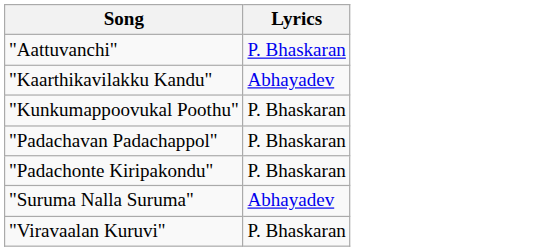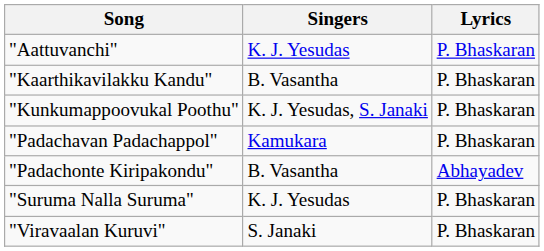+ column: (338, 19)
(291, 79) Abhayadev -> (486, 79) P. Bhaskaran
(297, 170) P. Bhaskaran -> (480, 170) Abhayadev
(291, 200) Abhayadev -> (486, 200) P. Bhaskaran
